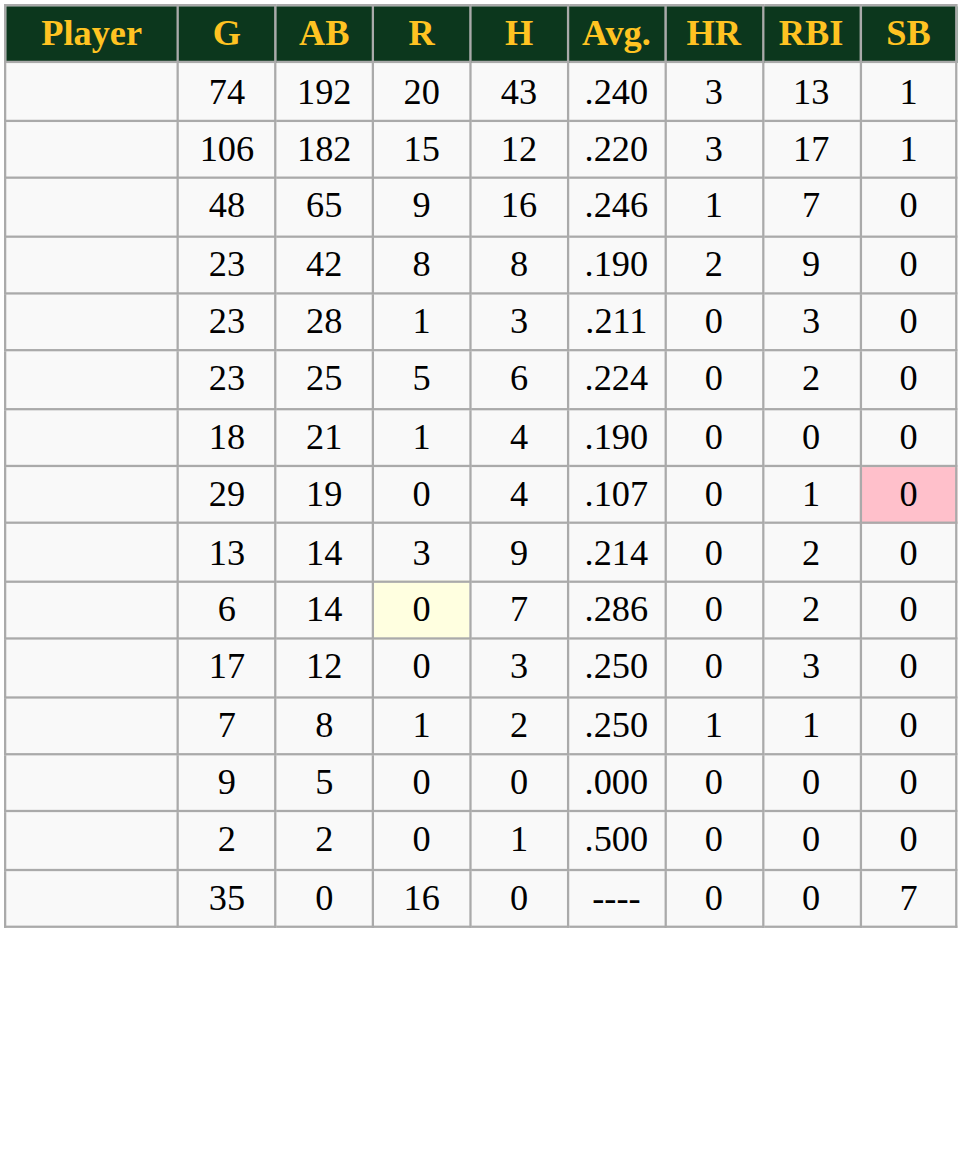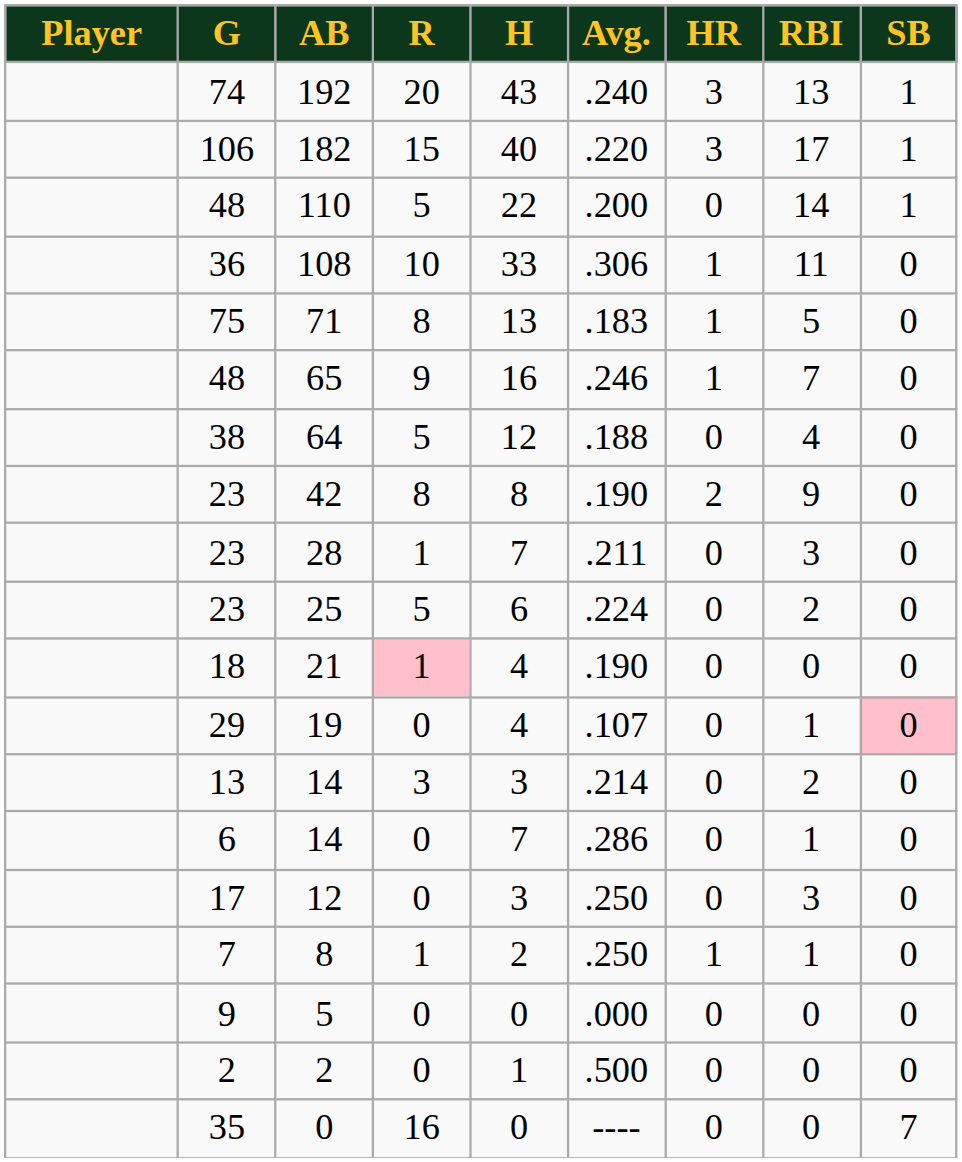(519, 148) 12 -> (519, 148) 40
+ row: (227, 206)
+ row: (227, 263)
+ row: (227, 321)
+ row: (227, 436)
(519, 321) 3 -> (519, 551) 7
(422, 436) no background -> (422, 666) pink background
(519, 551) 9 -> (519, 782) 3
(422, 609) lightyellow background -> (422, 839) no background
(811, 609) 2 -> (811, 839) 1
